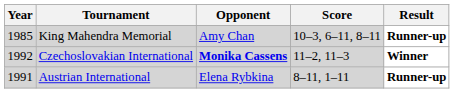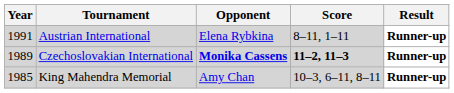rows swapped: (105, 36) <-> (94, 78)
(20, 57) 1992 -> (20, 57) 1989
(321, 57) normal -> (321, 57) bold
(408, 57) Winner -> (417, 57) Runner-up
